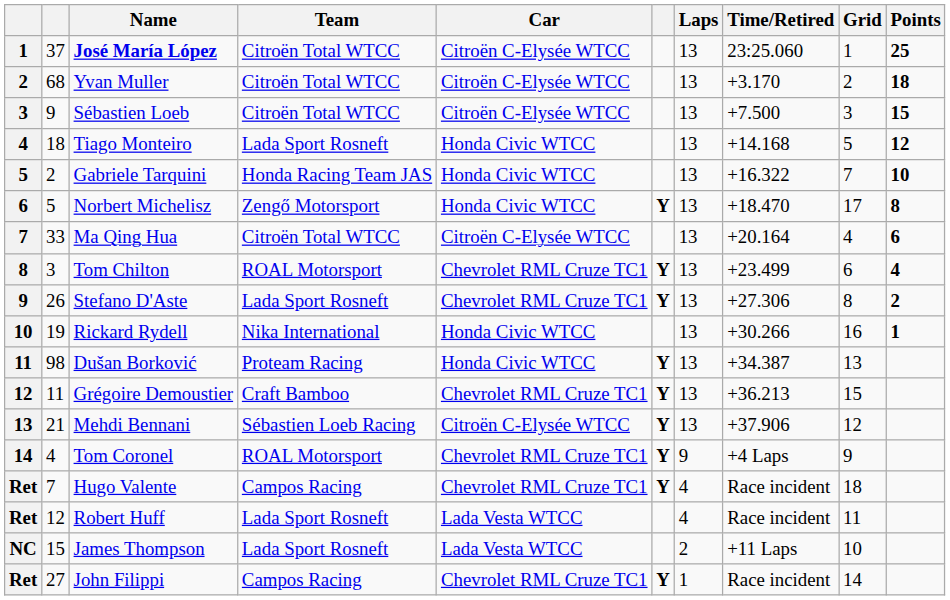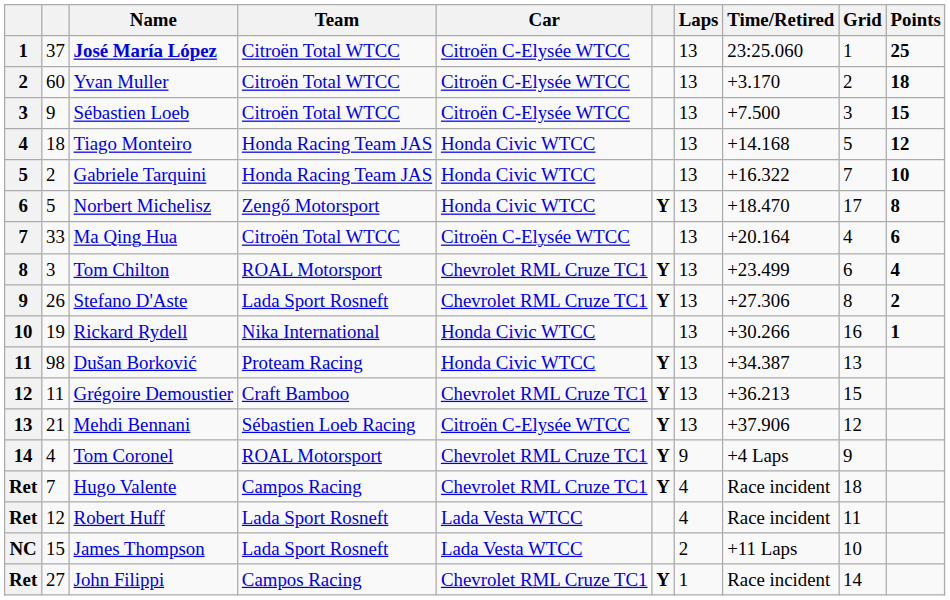(55, 82) 68 -> (55, 82) 60
(315, 144) Lada Sport Rosneft -> (337, 144) Honda Racing Team JAS
